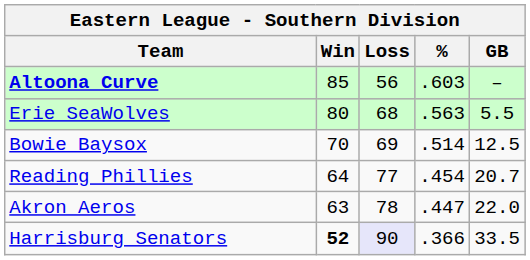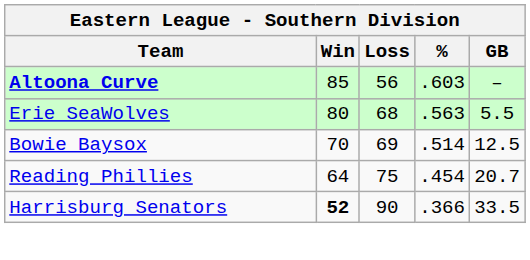(387, 176) 77 -> (387, 176) 75
- row: (72, 207)
(387, 238) lavender background -> (387, 207) no background
